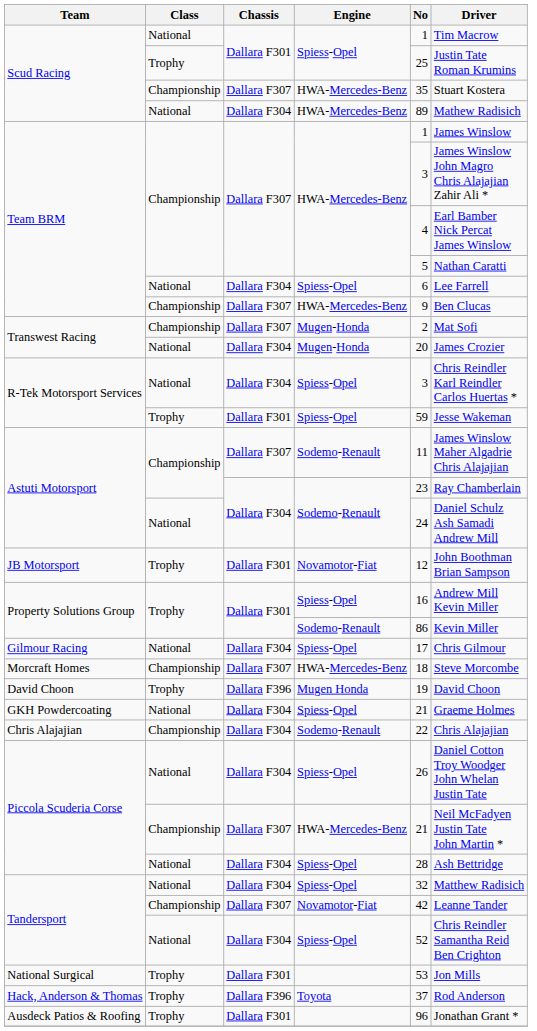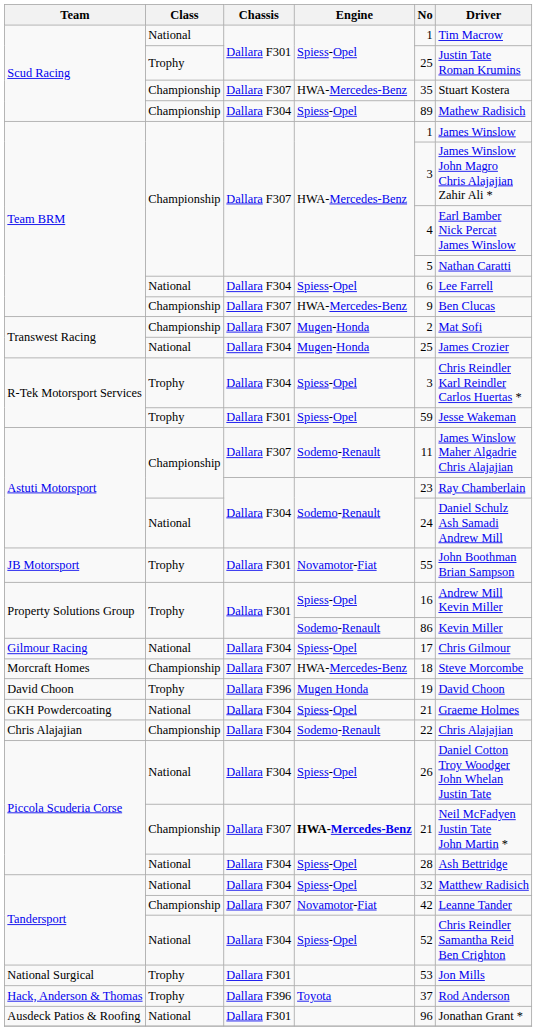(170, 111) National -> (184, 111) Championship
(352, 111) HWA-Mercedes-Benz -> (327, 111) Spiess-Opel
(422, 347) 20 -> (426, 347) 25
(170, 382) National -> (166, 382) Trophy
(422, 565) 12 -> (426, 565) 55
(352, 829) normal -> (354, 829) bold
(166, 1016) Trophy -> (170, 1016) National
